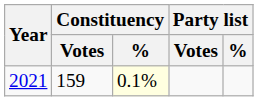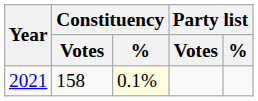(71, 80) 159 -> (71, 80) 158
